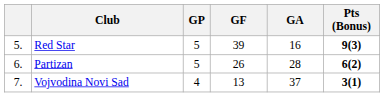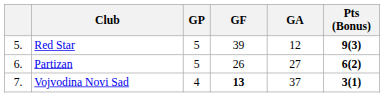(295, 45) 16 -> (295, 45) 12
(295, 63) 28 -> (295, 63) 27
(239, 82) normal -> (239, 82) bold
